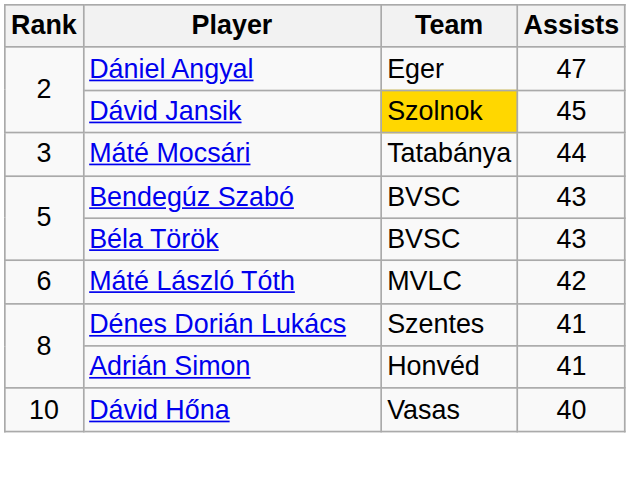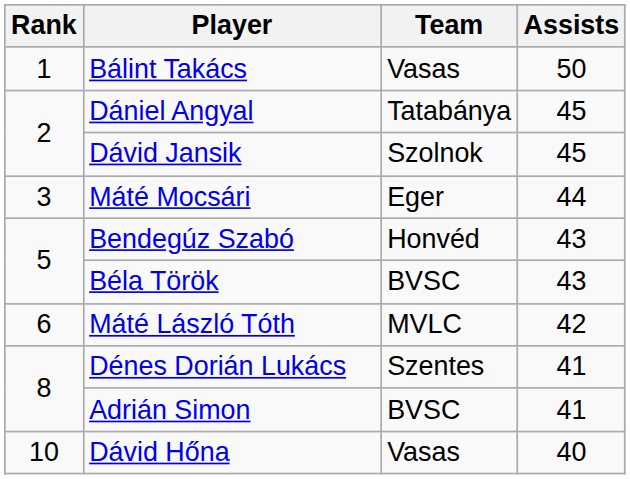+ row: (168, 68)
(416, 68) Eger -> (449, 111) Tatabánya
(571, 68) 47 -> (571, 111) 45
(435, 111) gold background -> (435, 153) no background
(449, 153) Tatabánya -> (416, 196) Eger
(424, 196) BVSC -> (433, 238) Honvéd
(433, 366) Honvéd -> (424, 409) BVSC
